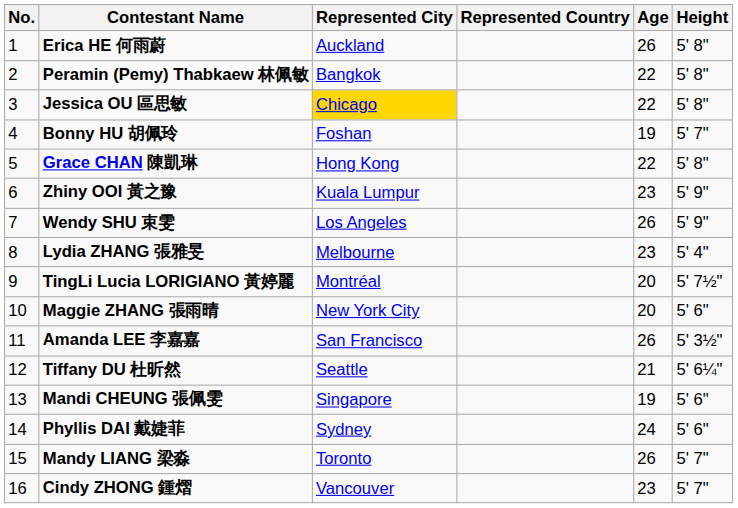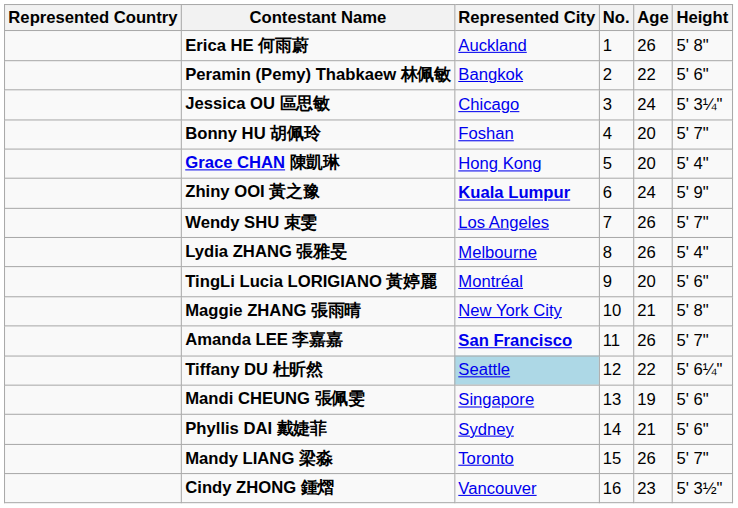columns swapped: (22, 17) <-> (545, 17)
(693, 75) 5' 8" -> (693, 75) 5' 6"
(346, 104) gold background -> (489, 104) no background
(647, 104) 22 -> (647, 104) 24
(693, 104) 5' 8" -> (699, 104) 5' 3¼"
(647, 134) 19 -> (647, 134) 20
(647, 163) 22 -> (647, 163) 20
(693, 163) 5' 8" -> (693, 163) 5' 4"
(368, 193) normal -> (514, 193) bold
(647, 193) 23 -> (647, 193) 24
(693, 222) 5' 9" -> (693, 222) 5' 7"
(647, 252) 23 -> (647, 252) 26
(699, 281) 5' 7½" -> (693, 281) 5' 6"
(647, 311) 20 -> (647, 311) 21
(693, 311) 5' 6" -> (693, 311) 5' 8"
(369, 340) normal -> (515, 340) bold
(699, 340) 5' 3½" -> (693, 340) 5' 7"
(342, 370) no background -> (484, 370) lightblue background
(647, 370) 21 -> (647, 370) 22
(647, 429) 24 -> (647, 429) 21
(693, 488) 5' 7" -> (699, 488) 5' 3½"
